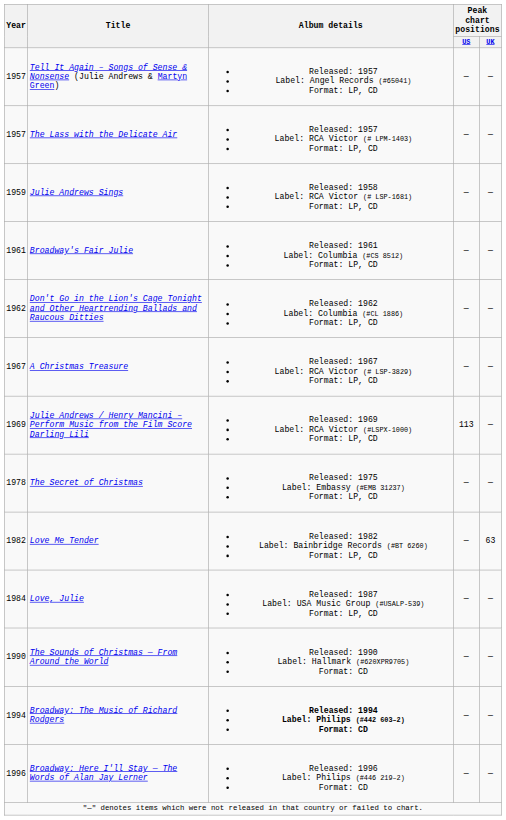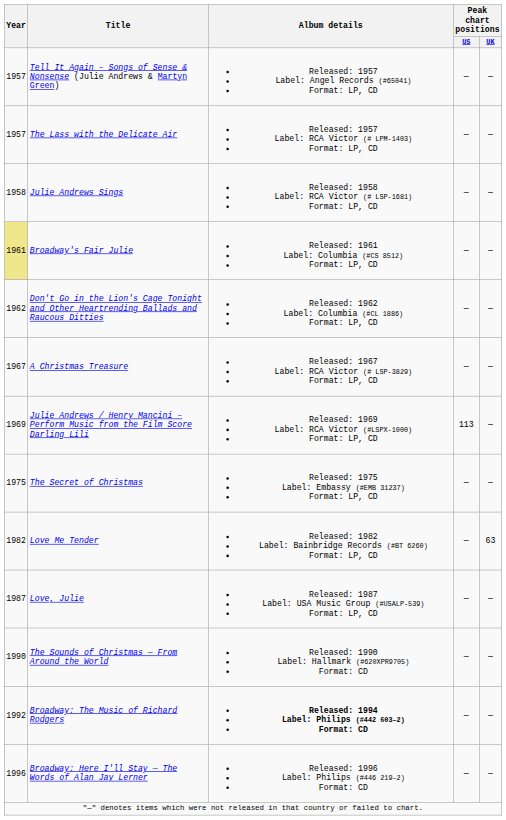(16, 193) 1959 -> (16, 193) 1958
(16, 251) no background -> (16, 251) khaki background
(16, 483) 1978 -> (16, 483) 1975
(16, 599) 1984 -> (16, 599) 1987
(16, 715) 1994 -> (16, 715) 1992
